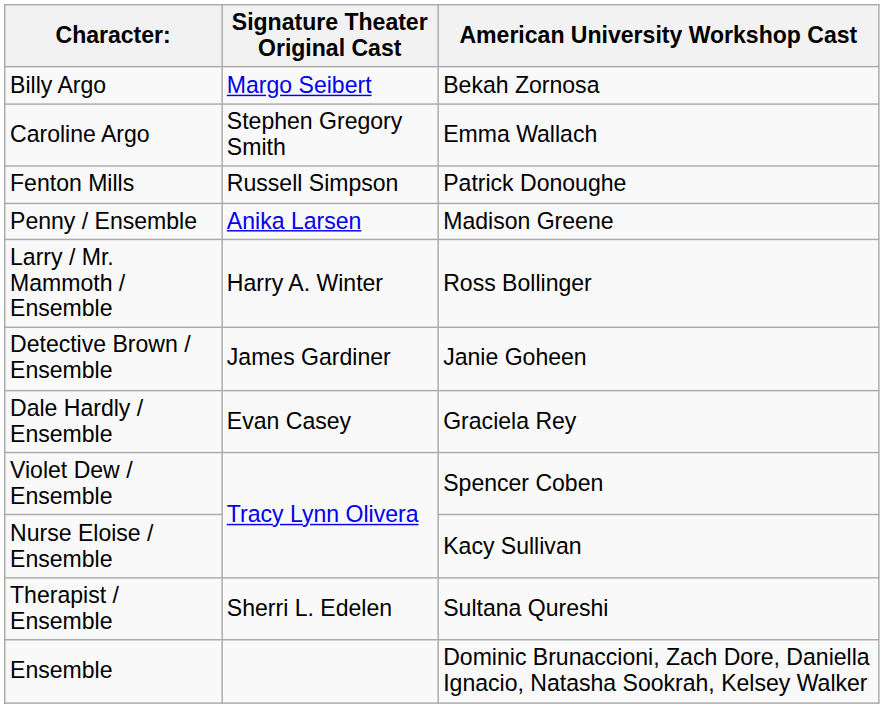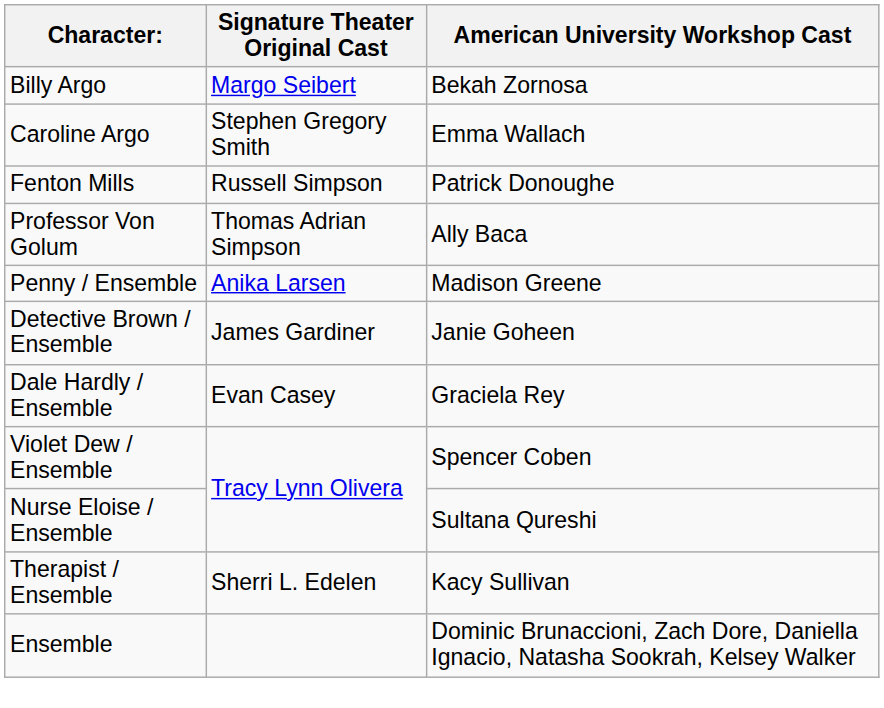+ row: (82, 233)
- row: (68, 283)
(512, 546) Kacy Sullivan -> (514, 520) Sultana Qureshi
(526, 608) Sultana Qureshi -> (500, 582) Kacy Sullivan
